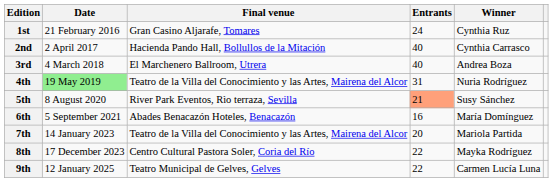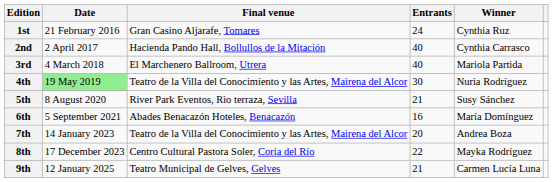(484, 65) Andrea Boza -> (489, 65) Mariola Partida
(417, 82) 31 -> (417, 82) 30
(417, 99) lightsalmon background -> (417, 99) no background
(489, 134) Mariola Partida -> (484, 134) Andrea Boza
(417, 168) 22 -> (417, 168) 21
